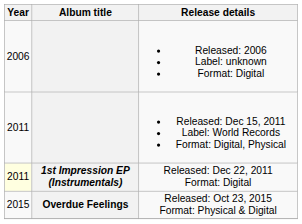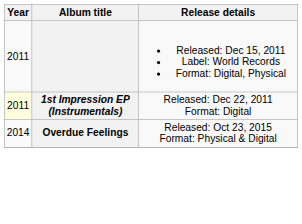- row: (218, 62)
(18, 204) 2015 -> (18, 133) 2014
